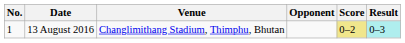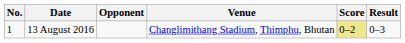columns swapped: (192, 12) <-> (312, 12)
(377, 29) paleturquoise background -> (377, 29) no background
